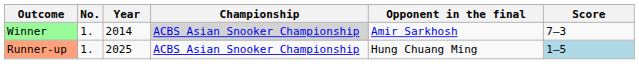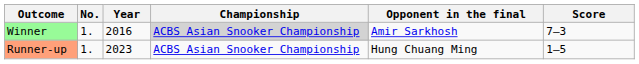(119, 31) 2014 -> (119, 31) 2016
(119, 49) 2025 -> (119, 49) 2023
(556, 49) lightblue background -> (556, 49) no background
